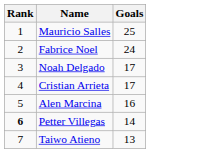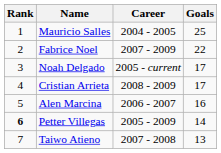+ column: (148, 13)
(129, 49) 24 -> (200, 49) 22
